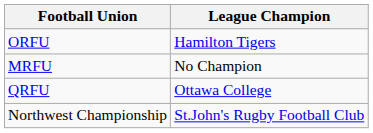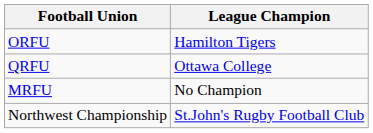rows swapped: (29, 90) <-> (30, 66)
